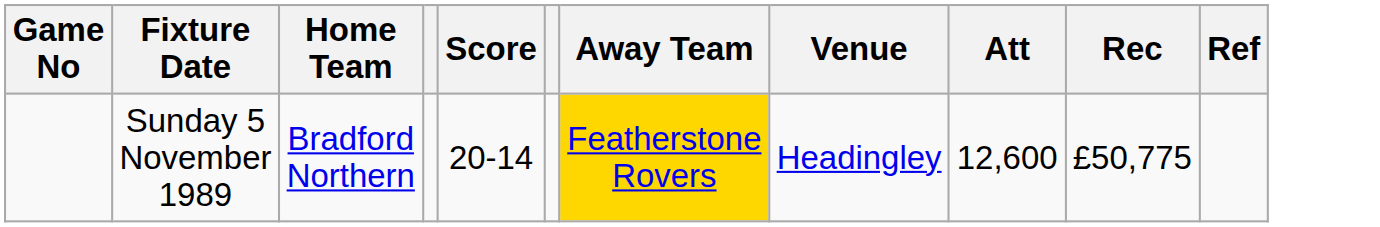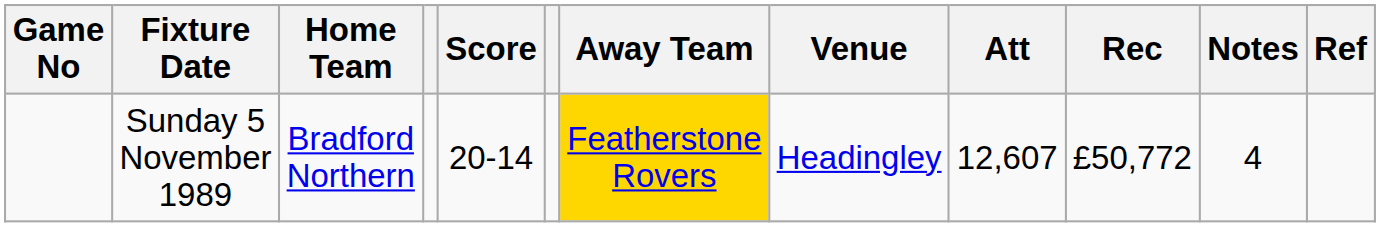+ column: (1253, 49)
(1007, 157) 12,600 -> (1007, 157) 12,607
(1132, 157) £50,775 -> (1132, 157) £50,772
